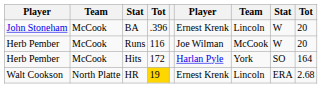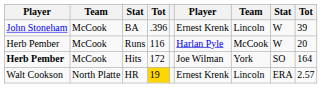(302, 28) 20 -> (302, 28) 39
(200, 43) Joe Wilman -> (200, 43) Harlan Pyle
(33, 59) normal -> (35, 59) bold
(200, 59) Harlan Pyle -> (200, 59) Joe Wilman
(306, 75) 2.68 -> (306, 75) 2.57
